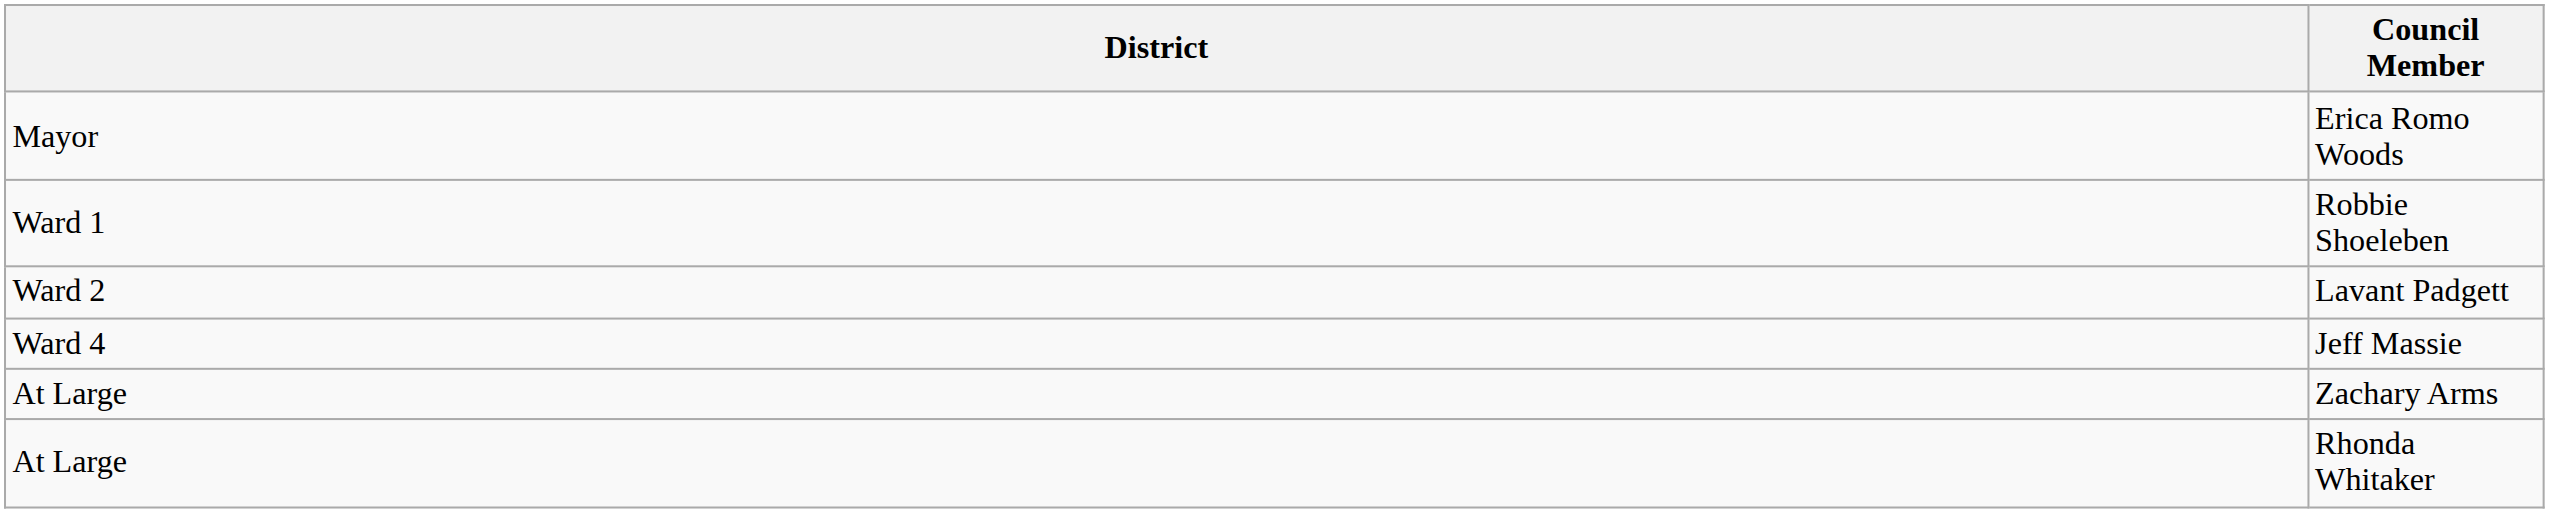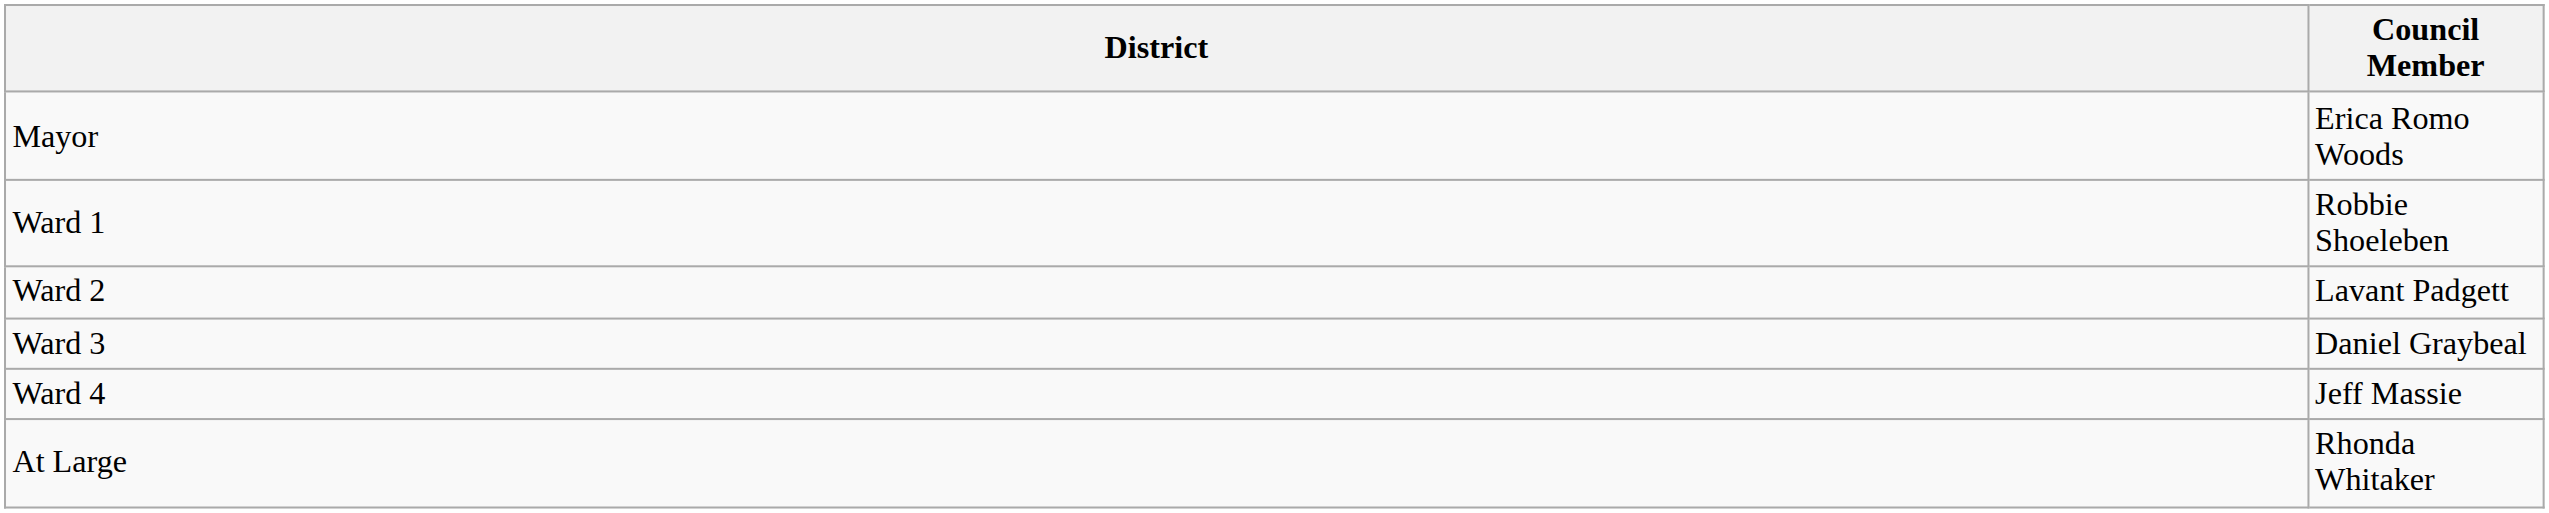+ row: (2421, 342)
- row: (2407, 393)
